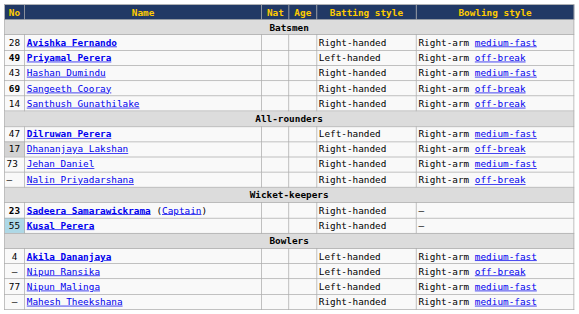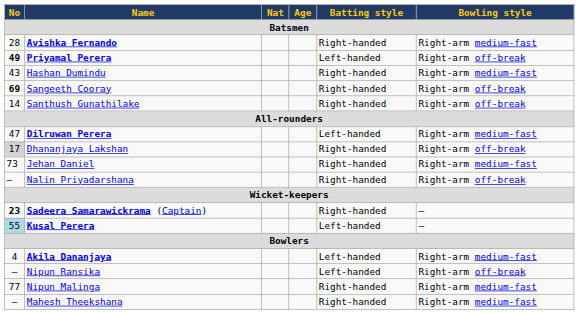(353, 226) Right-handed -> (350, 226) Left-handed
(350, 287) Left-handed -> (353, 287) Right-handed
